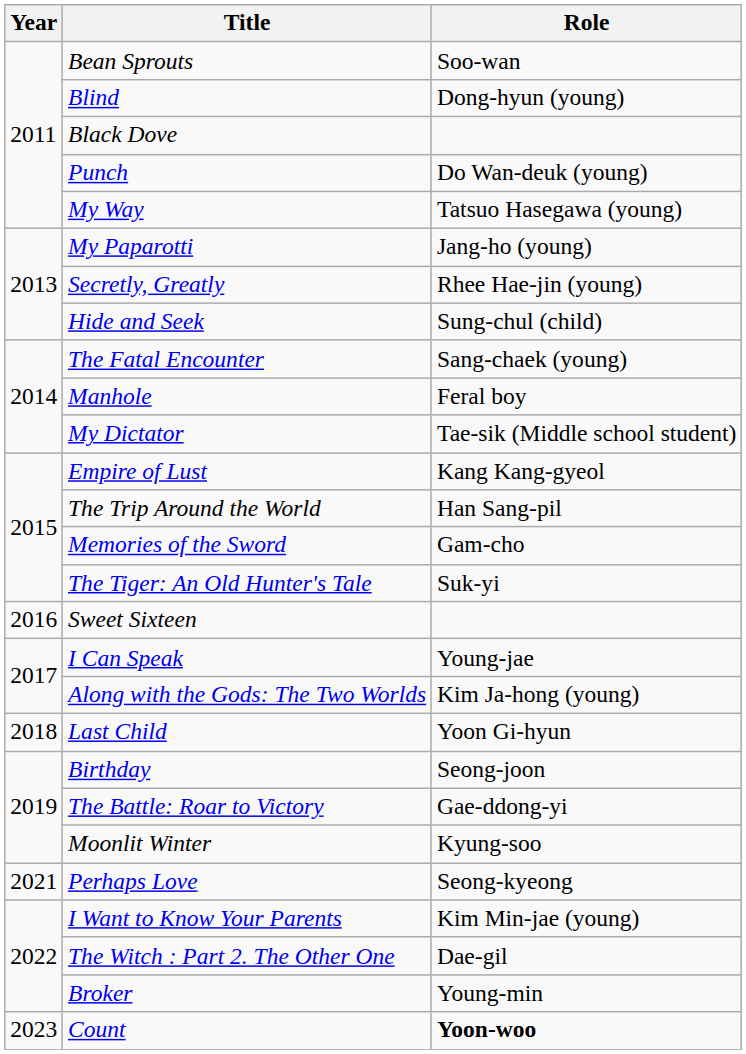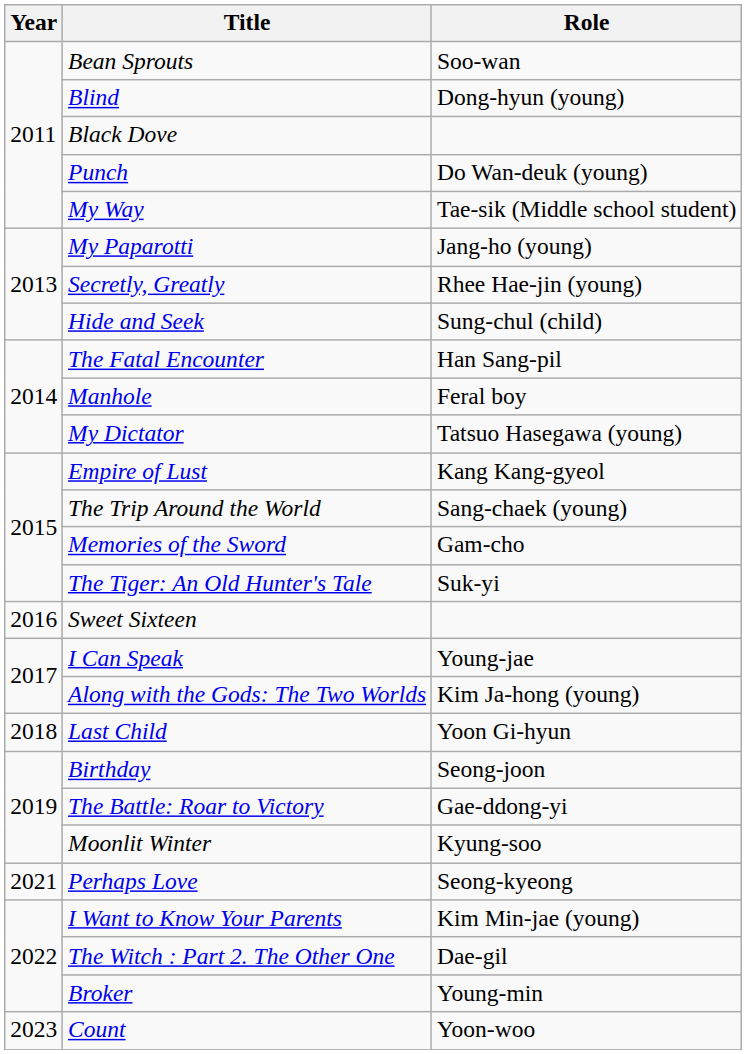(560, 209) Tatsuo Hasegawa (young) -> (587, 209) Tae-sik (Middle school student)
(532, 358) Sang-chaek (young) -> (499, 358) Han Sang-pil
(587, 433) Tae-sik (Middle school student) -> (560, 433) Tatsuo Hasegawa (young)
(499, 508) Han Sang-pil -> (532, 508) Sang-chaek (young)
(487, 1030) bold -> (486, 1030) normal
